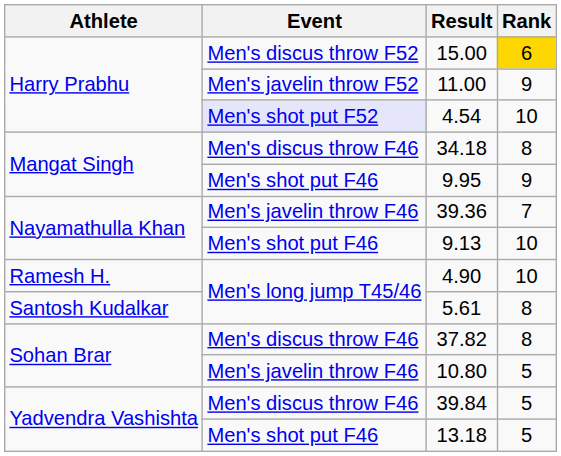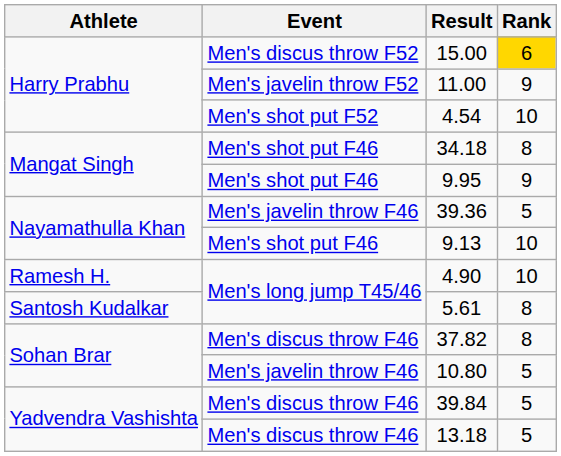(293, 117) lavender background -> (293, 117) no background
(313, 148) Men's discus throw F46 -> (293, 148) Men's shot put F46
(527, 212) 7 -> (527, 212) 5
(293, 435) Men's shot put F46 -> (313, 435) Men's discus throw F46
